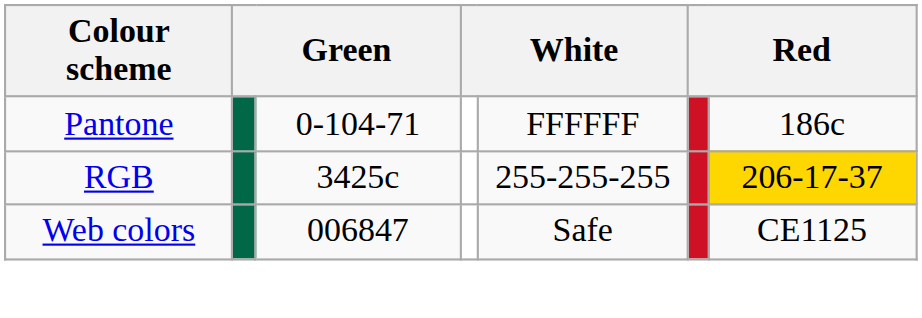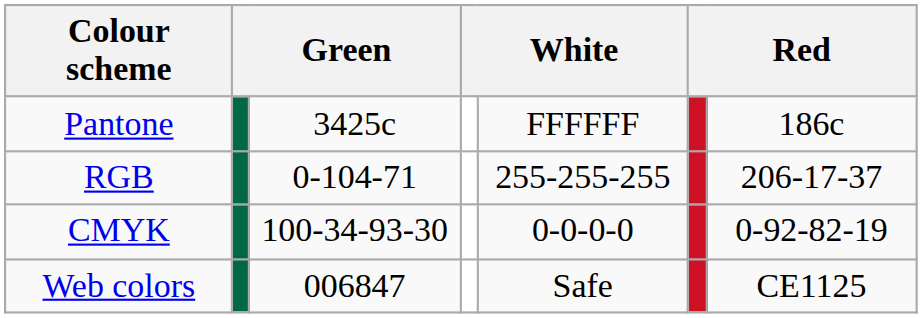(358, 123) 0-104-71 -> (355, 123) 3425c
(358, 177) 3425c -> (355, 177) 0-104-71
(812, 177) gold background -> (811, 177) no background
+ row: (119, 230)
